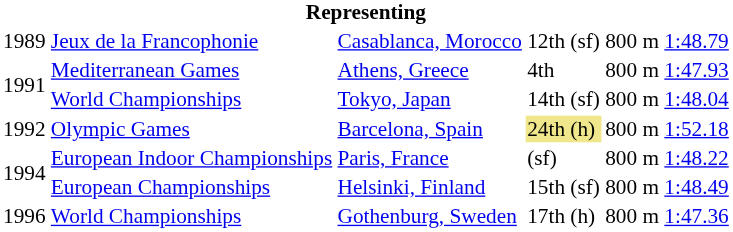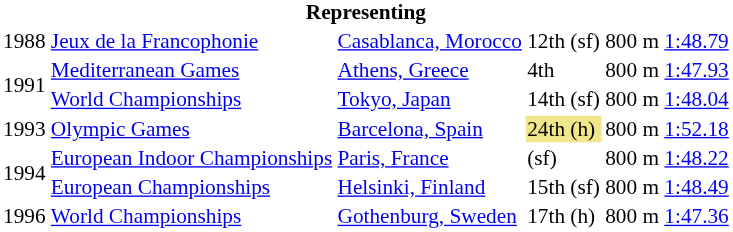(24, 41) 1989 -> (24, 41) 1988
(24, 128) 1992 -> (24, 128) 1993
